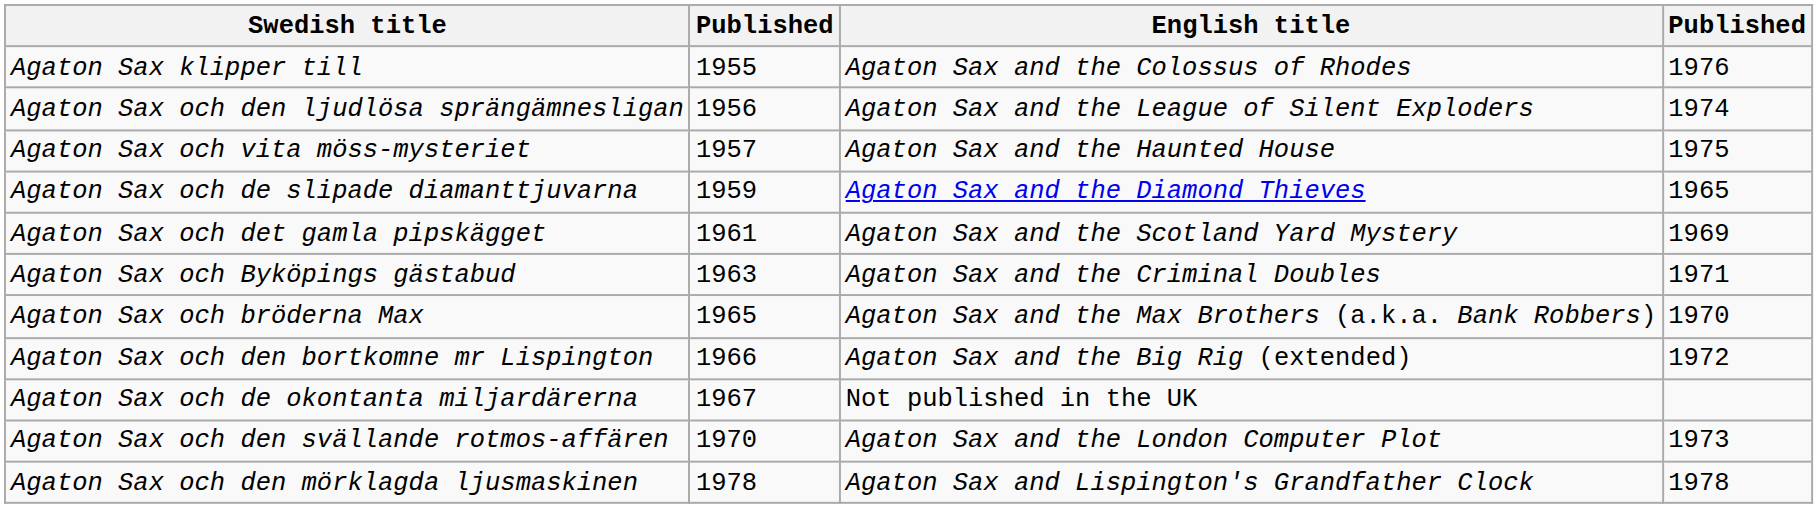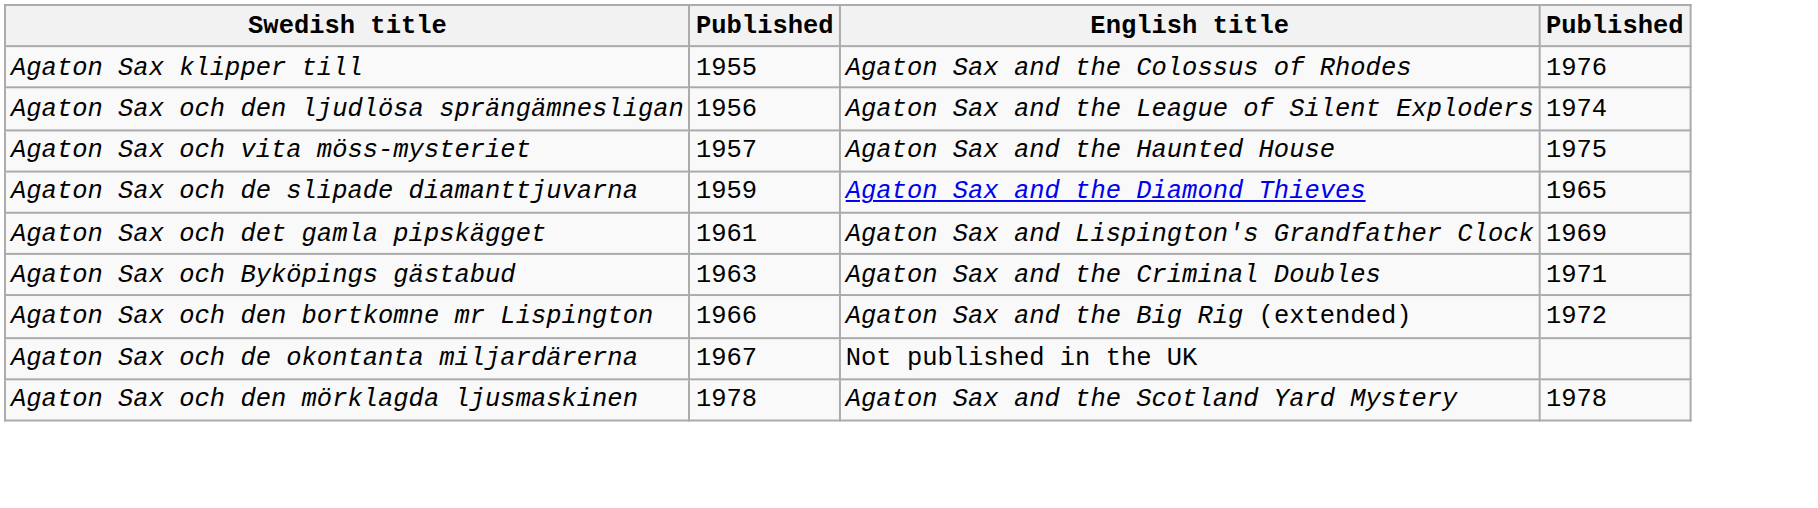(1152, 233) Agaton Sax and the Scotland Yard Mystery -> (1190, 233) Agaton Sax and Lispington's Grandfather Clock
- row: (217, 316)
- row: (340, 441)
(1190, 483) Agaton Sax and Lispington's Grandfather Clock -> (1152, 399) Agaton Sax and the Scotland Yard Mystery
